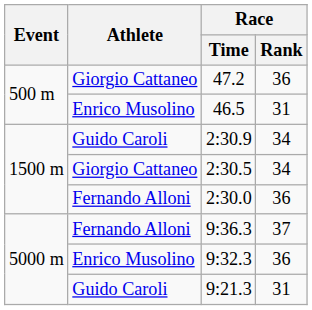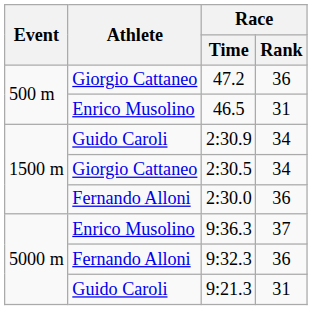(131, 229) Fernando Alloni -> (133, 229) Enrico Musolino
(133, 259) Enrico Musolino -> (131, 259) Fernando Alloni
